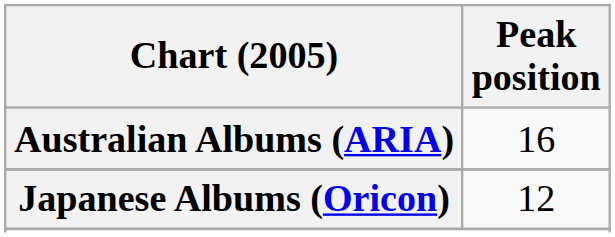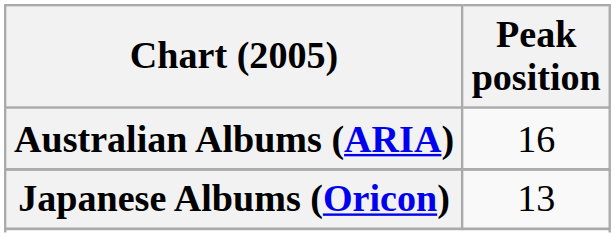(536, 198) 12 -> (536, 198) 13
